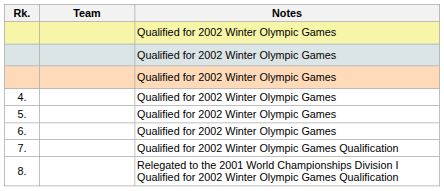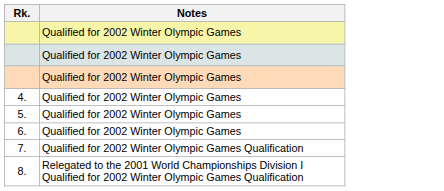- column: (87, 13)
